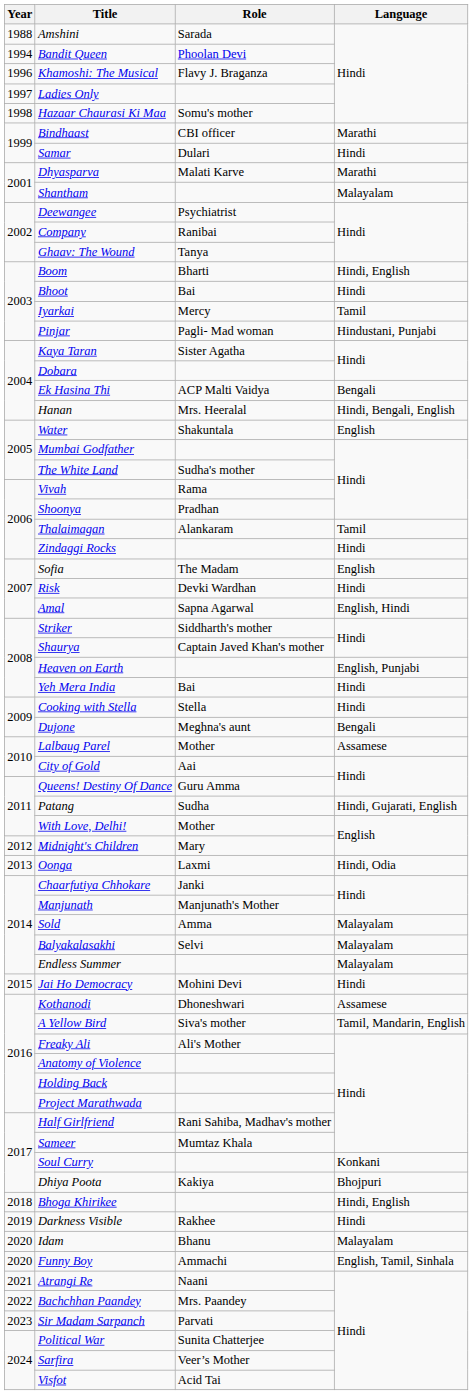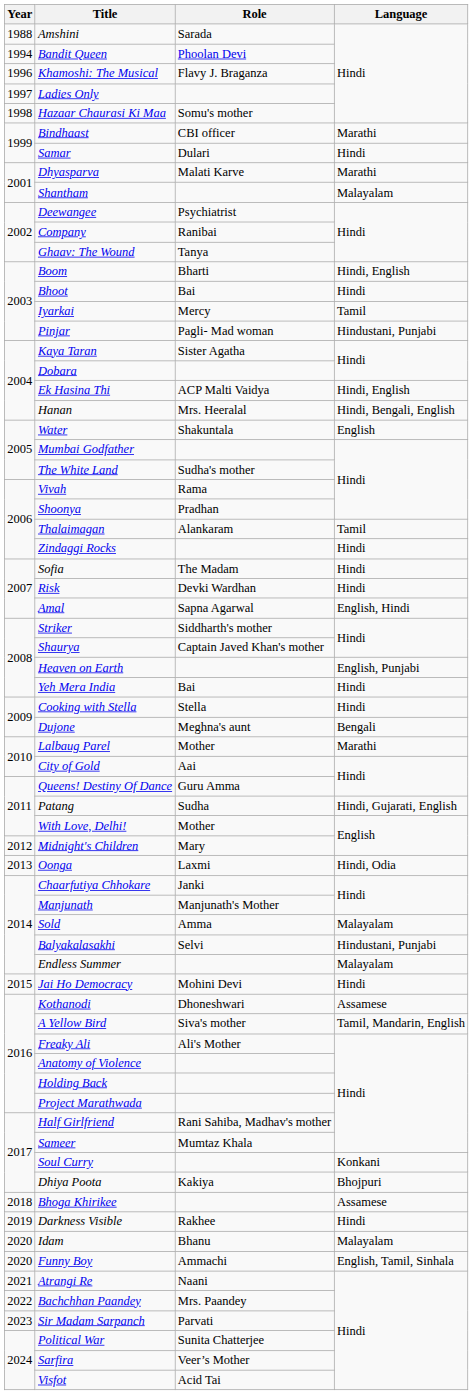(356, 390) Bengali -> (373, 390) Hindi, English
(356, 568) English -> (351, 568) Hindi
(362, 746) Assamese -> (357, 746) Marathi
(365, 944) Malayalam -> (387, 944) Hindustani, Punjabi
(373, 1201) Hindi, English -> (362, 1201) Assamese
